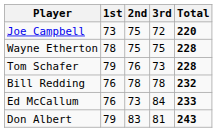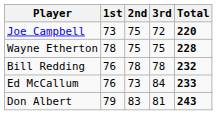- row: (43, 66)
